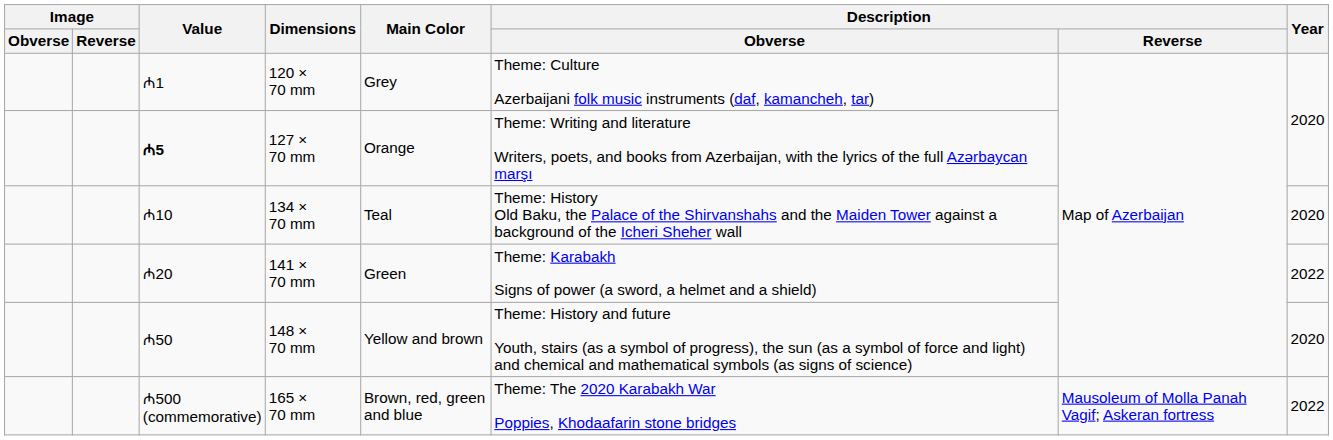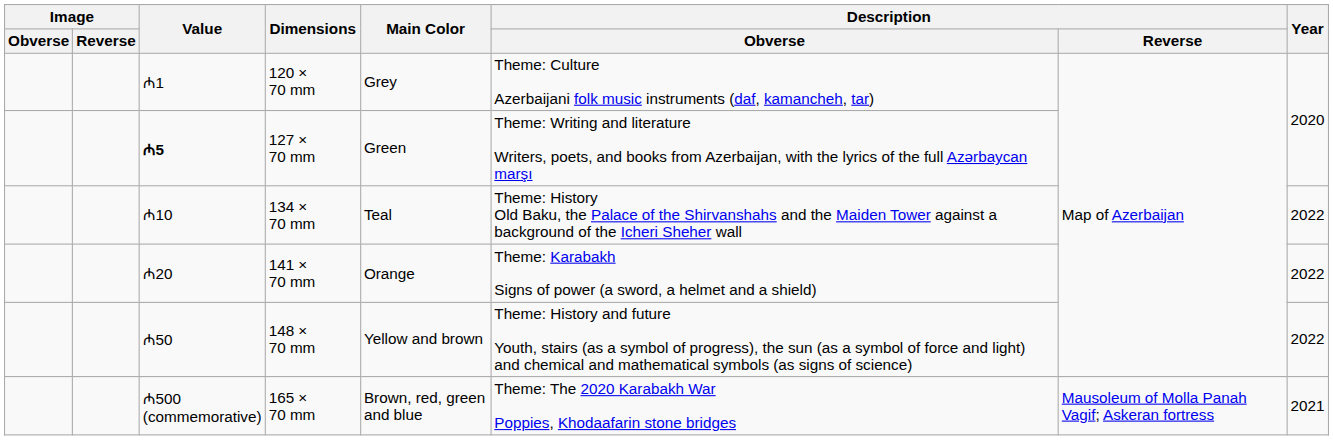(389, 149) Orange -> (385, 149) Green
(1307, 215) 2020 -> (1307, 215) 2022
(385, 273) Green -> (389, 273) Orange
(1307, 340) 2020 -> (1307, 340) 2022
(1307, 406) 2022 -> (1307, 406) 2021
